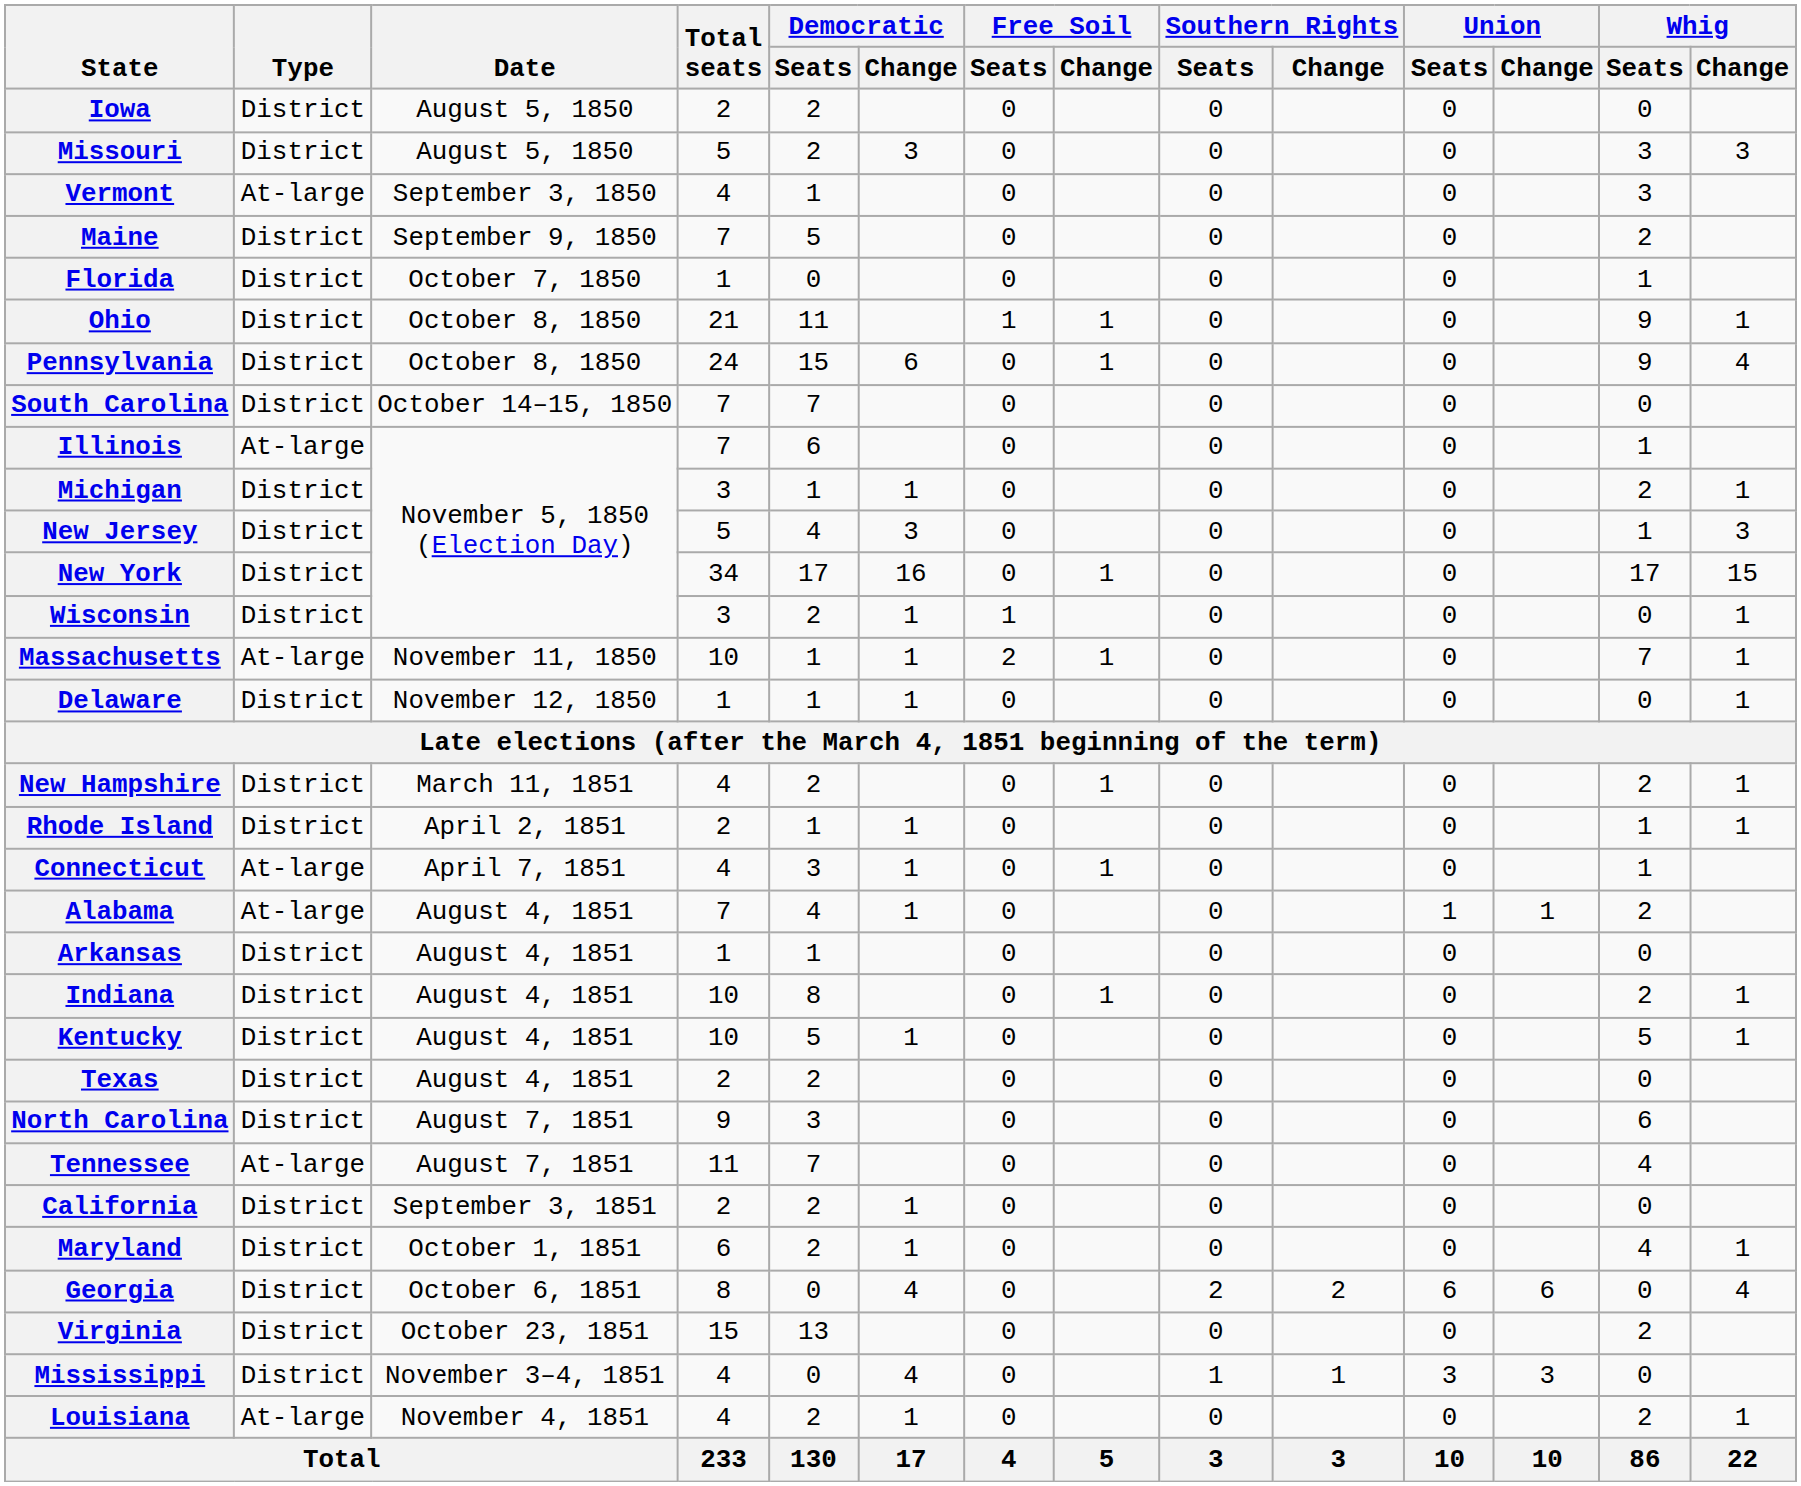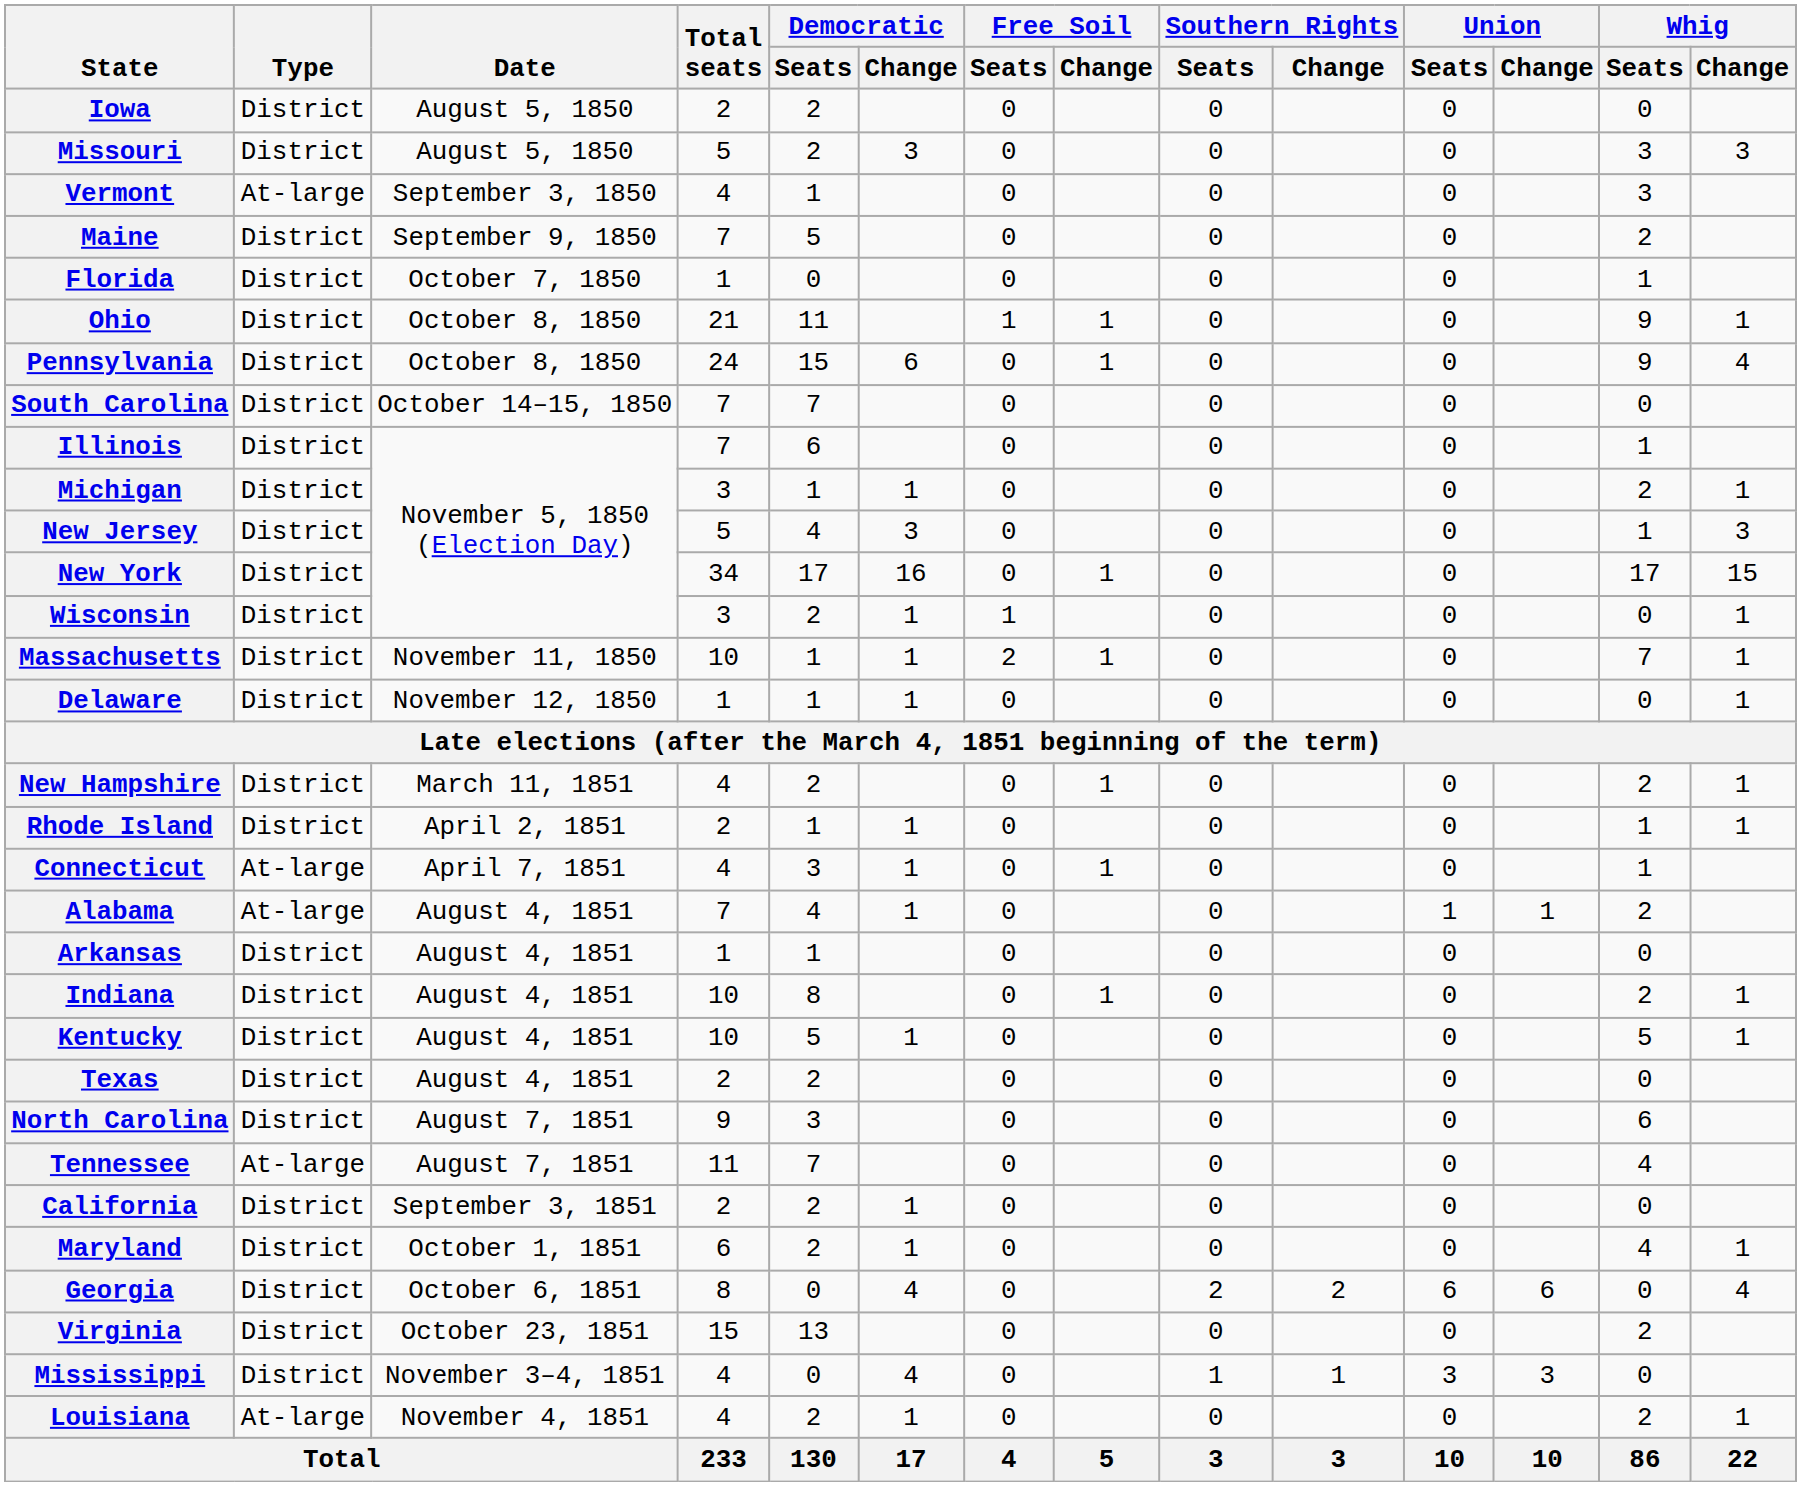(303, 448) At-large -> (303, 448) District
(303, 659) At-large -> (303, 659) District
